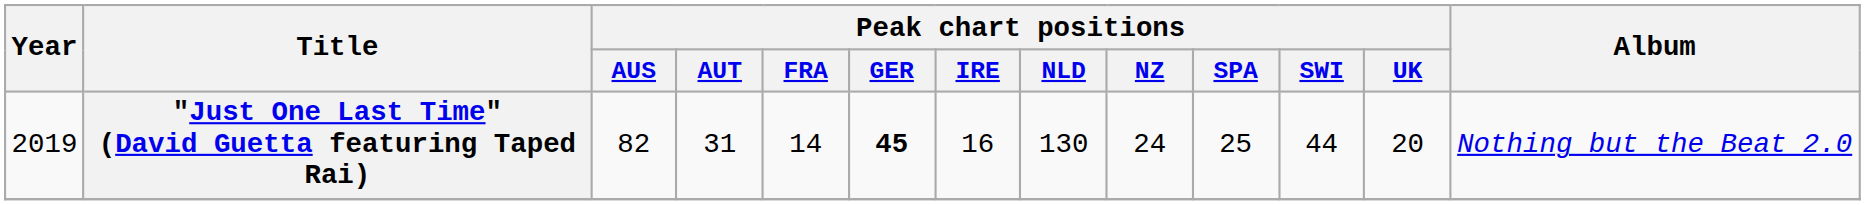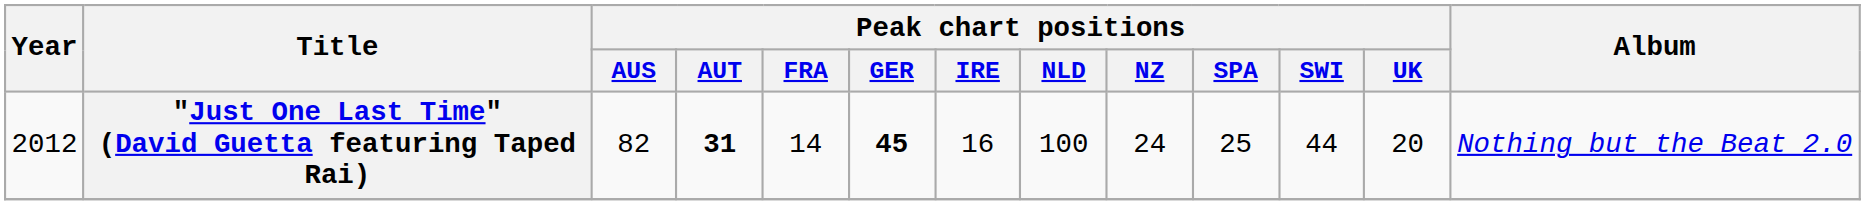(45, 145) 2019 -> (45, 145) 2012
(720, 145) normal -> (720, 145) bold
(1064, 145) 130 -> (1064, 145) 100
